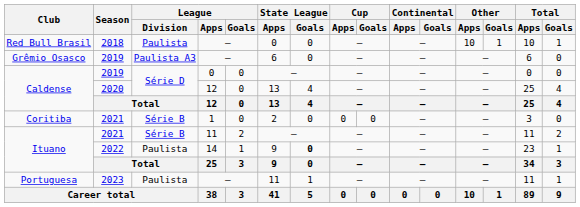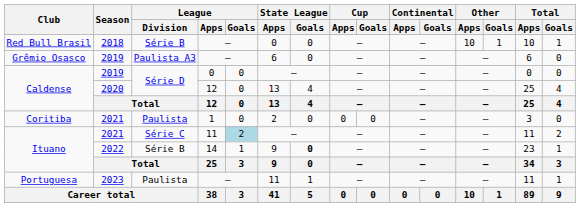(165, 42) Paulista -> (165, 42) Série B
(165, 119) Série B -> (165, 119) Paulista
(165, 134) Série B -> (165, 134) Série C
(241, 134) no background -> (241, 134) lightblue background
(165, 149) Paulista -> (165, 149) Série B
